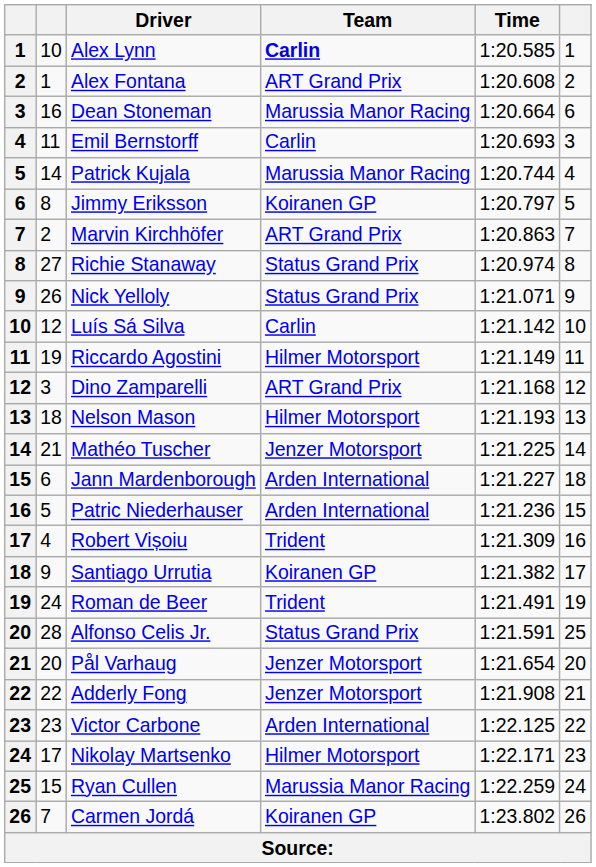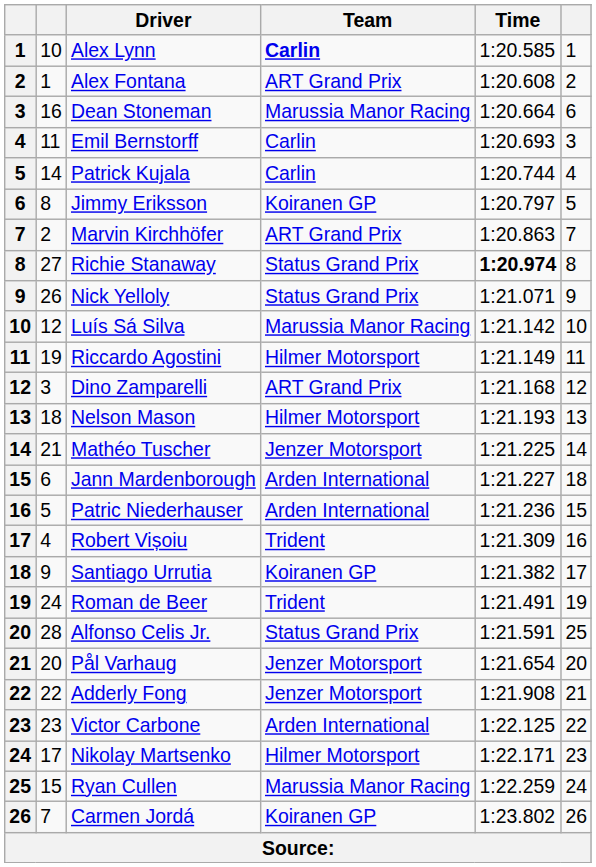(368, 173) Marussia Manor Racing -> (290, 173) Carlin
(517, 265) normal -> (518, 265) bold
(290, 326) Carlin -> (368, 326) Marussia Manor Racing
